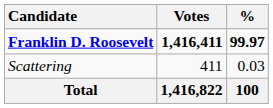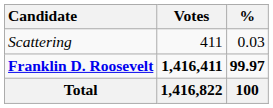rows swapped: (81, 41) <-> (40, 66)
